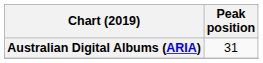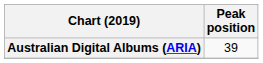(231, 48) 31 -> (231, 48) 39
